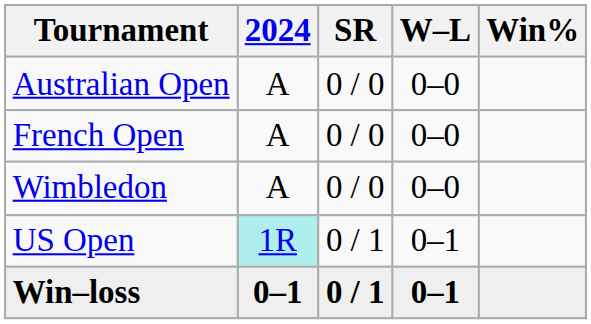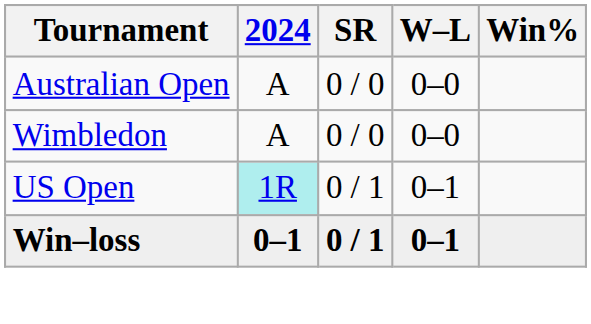- row: (98, 135)
